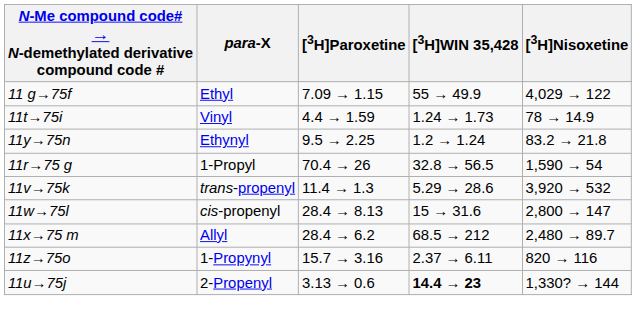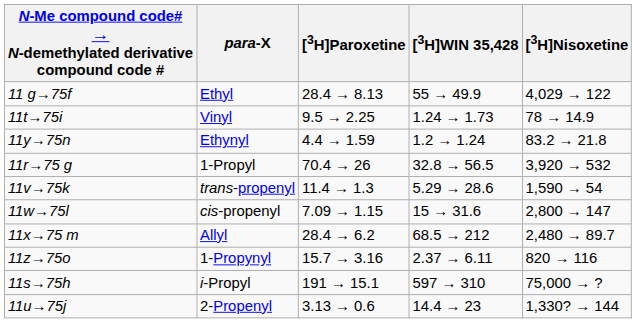(343, 93) 7.09 → 1.15 -> (343, 93) 28.4 → 8.13
(338, 117) 4.4 → 1.59 -> (338, 117) 9.5 → 2.25
(338, 141) 9.5 → 2.25 -> (338, 141) 4.4 → 1.59
(564, 164) 1,590 → 54 -> (568, 164) 3,920 → 532
(568, 188) 3,920 → 532 -> (564, 188) 1,590 → 54
(343, 211) 28.4 → 8.13 -> (343, 211) 7.09 → 1.15
+ row: (39, 282)
(447, 282) bold -> (447, 306) normal
